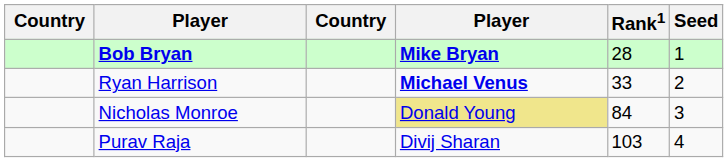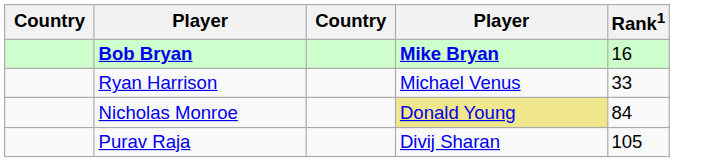- column: (696, 21)
(622, 53) 28 -> (622, 53) 16
(464, 83) bold -> (460, 83) normal
(627, 141) 103 -> (627, 141) 105
